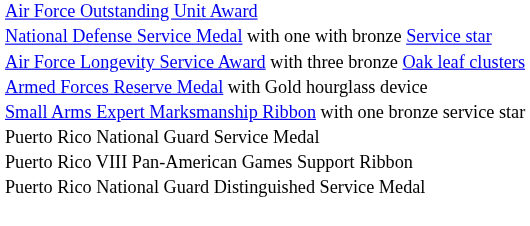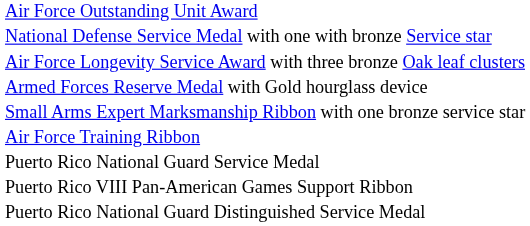+ row: (103, 137)
